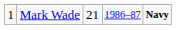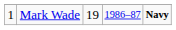(93, 14) 21 -> (93, 14) 19
